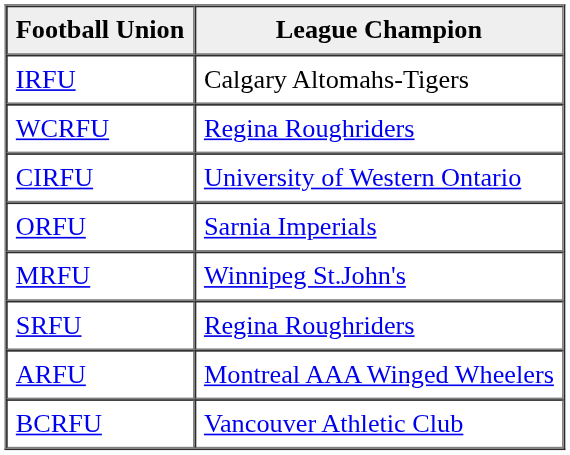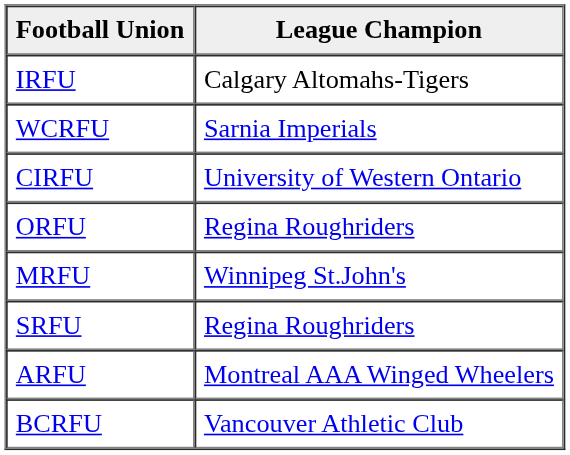(309, 128) Regina Roughriders -> (290, 128) Sarnia Imperials
(290, 226) Sarnia Imperials -> (309, 226) Regina Roughriders
